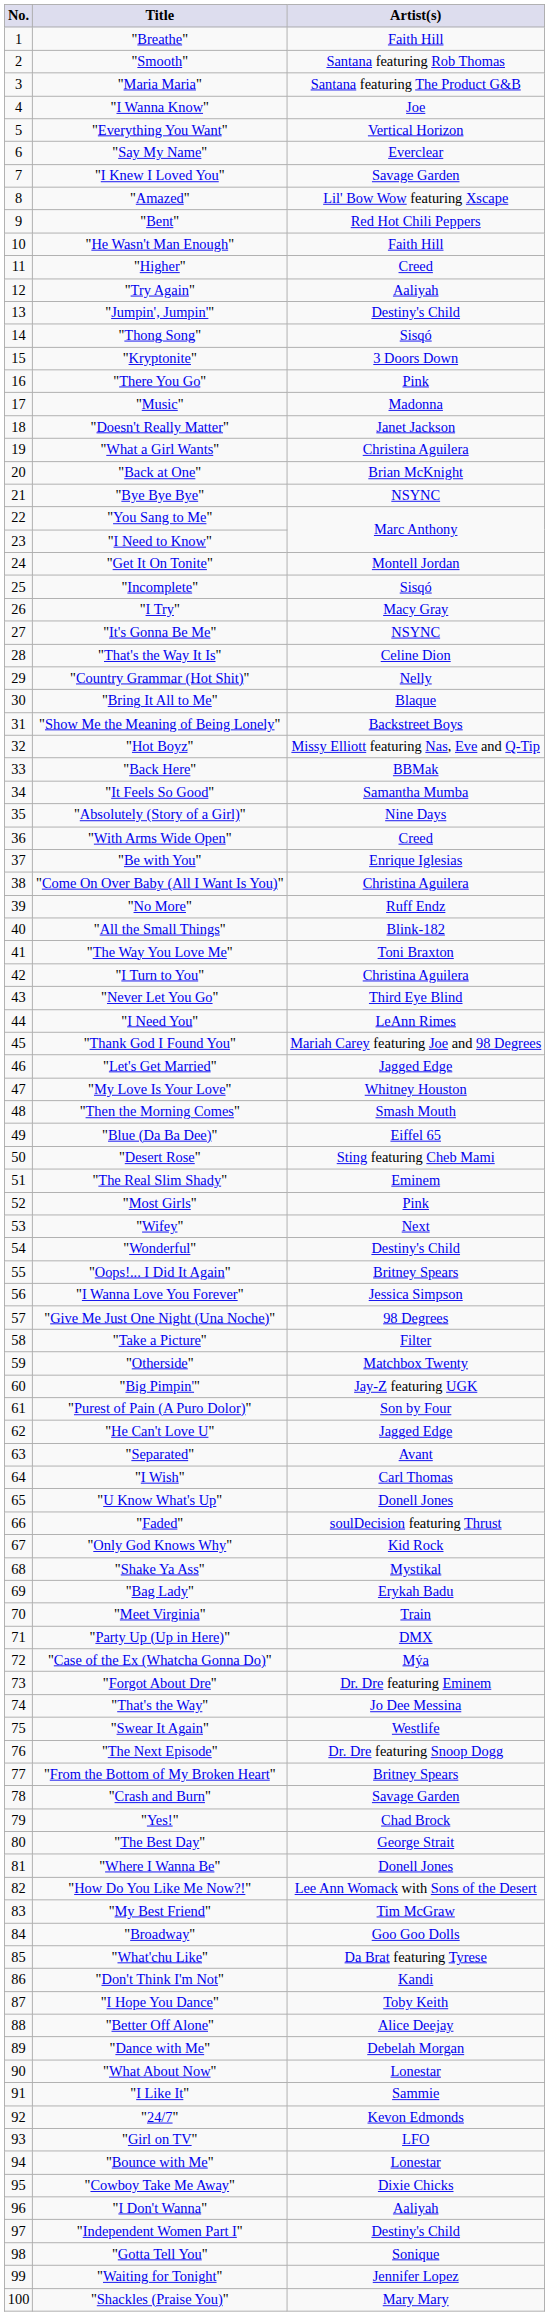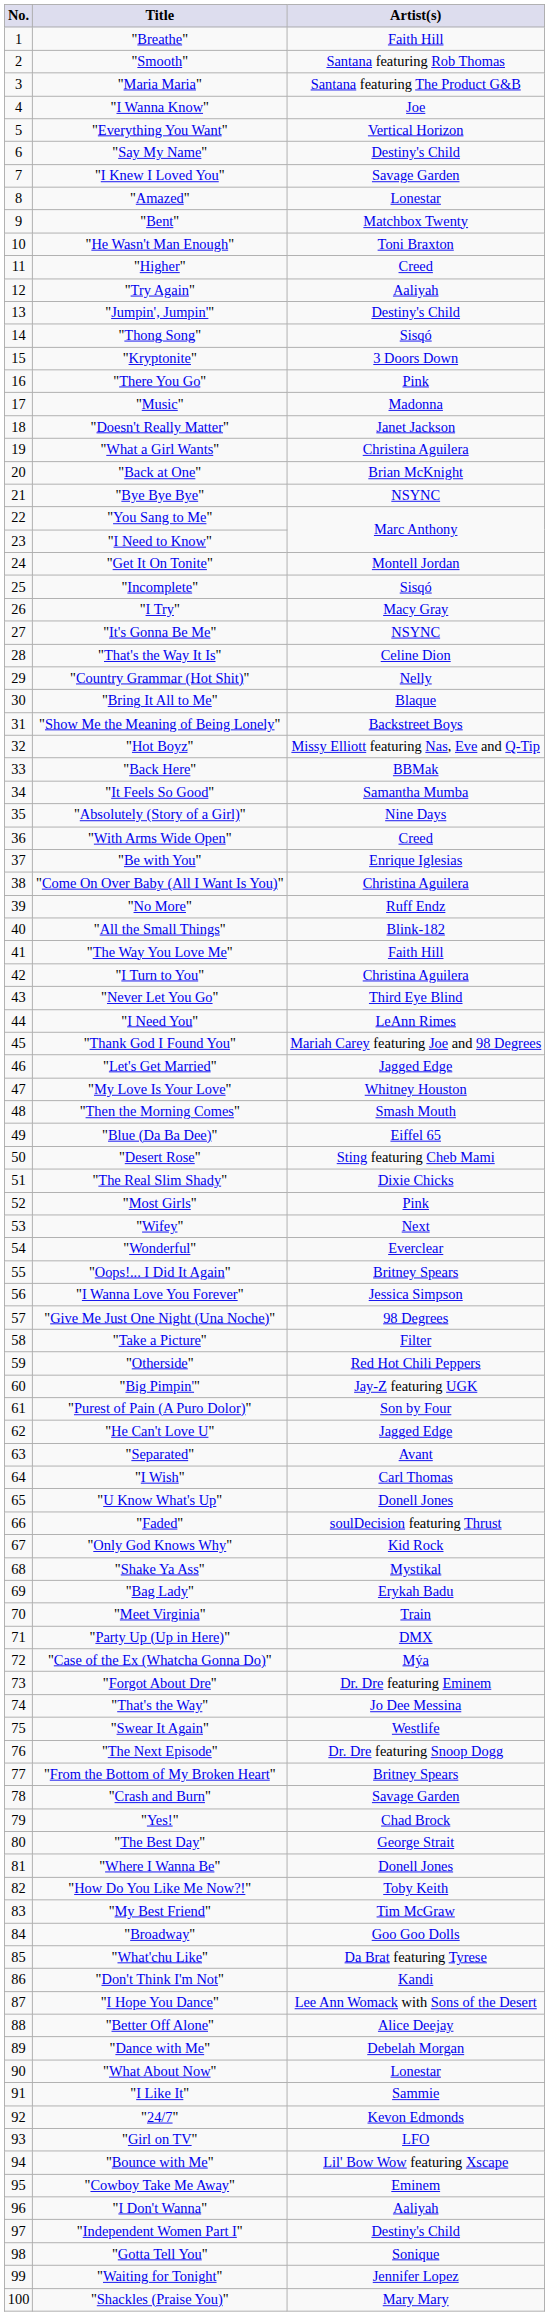(416, 152) Everclear -> (416, 152) Destiny's Child
(416, 198) Lil' Bow Wow featuring Xscape -> (416, 198) Lonestar
(416, 221) Red Hot Chili Peppers -> (416, 221) Matchbox Twenty
(416, 244) Faith Hill -> (416, 244) Toni Braxton
(416, 952) Toni Braxton -> (416, 952) Faith Hill
(416, 1180) Eminem -> (416, 1180) Dixie Chicks
(416, 1249) Destiny's Child -> (416, 1249) Everclear
(416, 1363) Matchbox Twenty -> (416, 1363) Red Hot Chili Peppers
(416, 1888) Lee Ann Womack with Sons of the Desert -> (416, 1888) Toby Keith
(416, 2002) Toby Keith -> (416, 2002) Lee Ann Womack with Sons of the Desert
(416, 2162) Lonestar -> (416, 2162) Lil' Bow Wow featuring Xscape
(416, 2185) Dixie Chicks -> (416, 2185) Eminem
